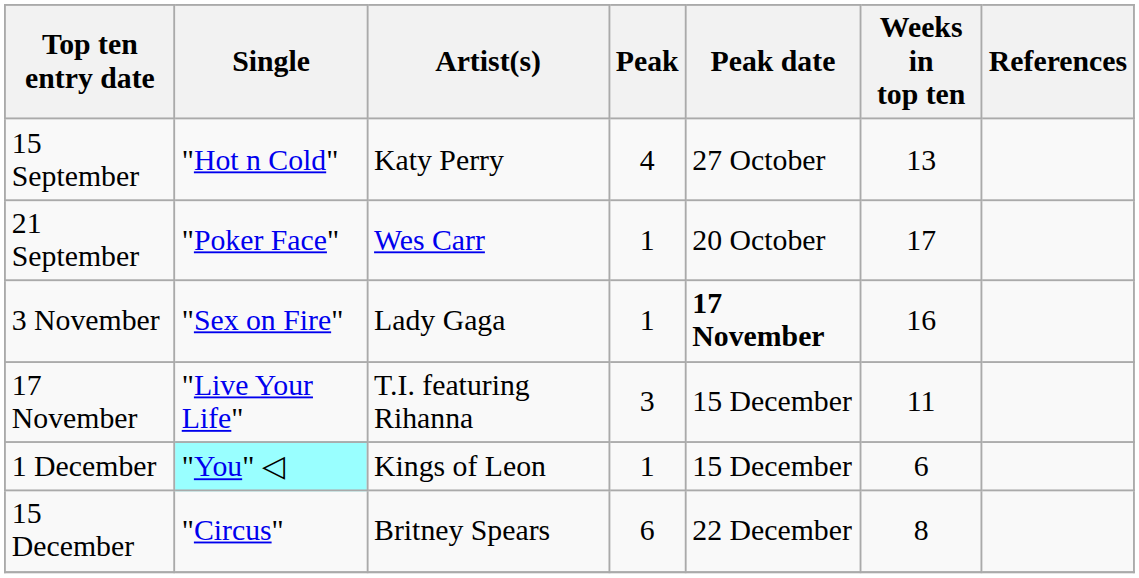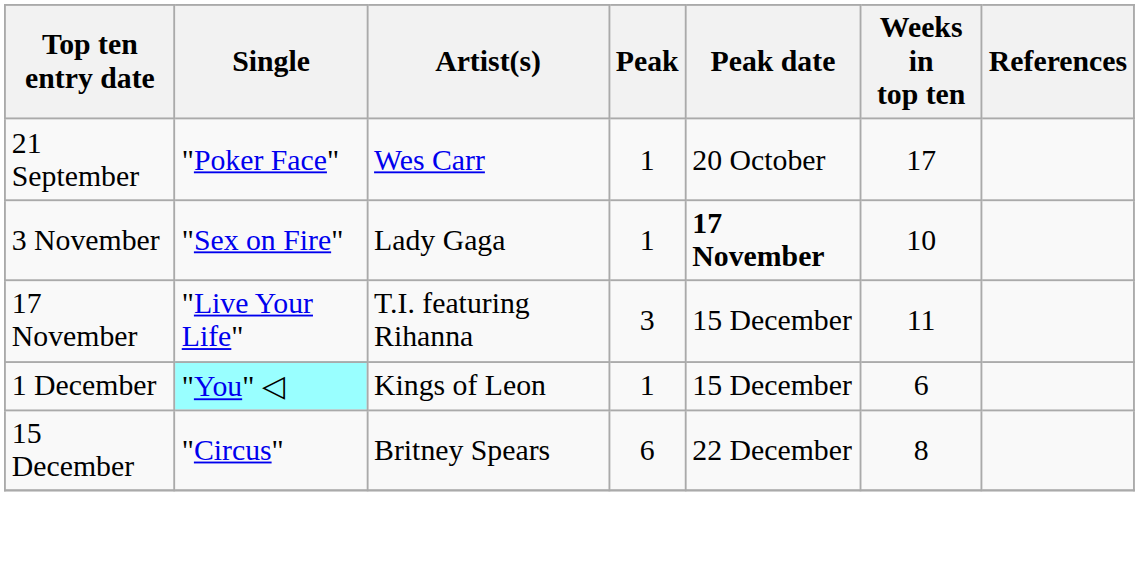- row: (75, 158)
(921, 320) 16 -> (921, 239) 10
